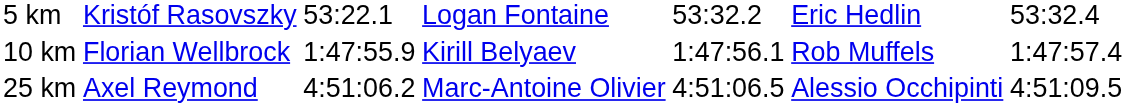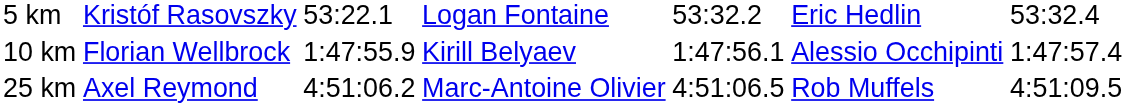(863, 51) Rob Muffels -> (897, 51) Alessio Occhipinti
(897, 88) Alessio Occhipinti -> (863, 88) Rob Muffels
